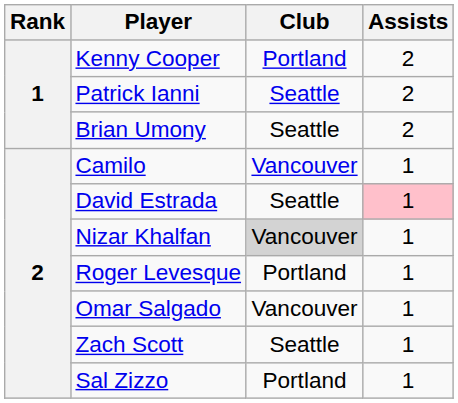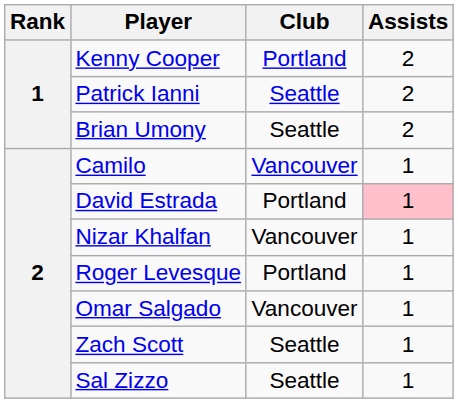(305, 201) Seattle -> (305, 201) Portland
(305, 237) lightgrey background -> (305, 237) no background
(305, 380) Portland -> (305, 380) Seattle
